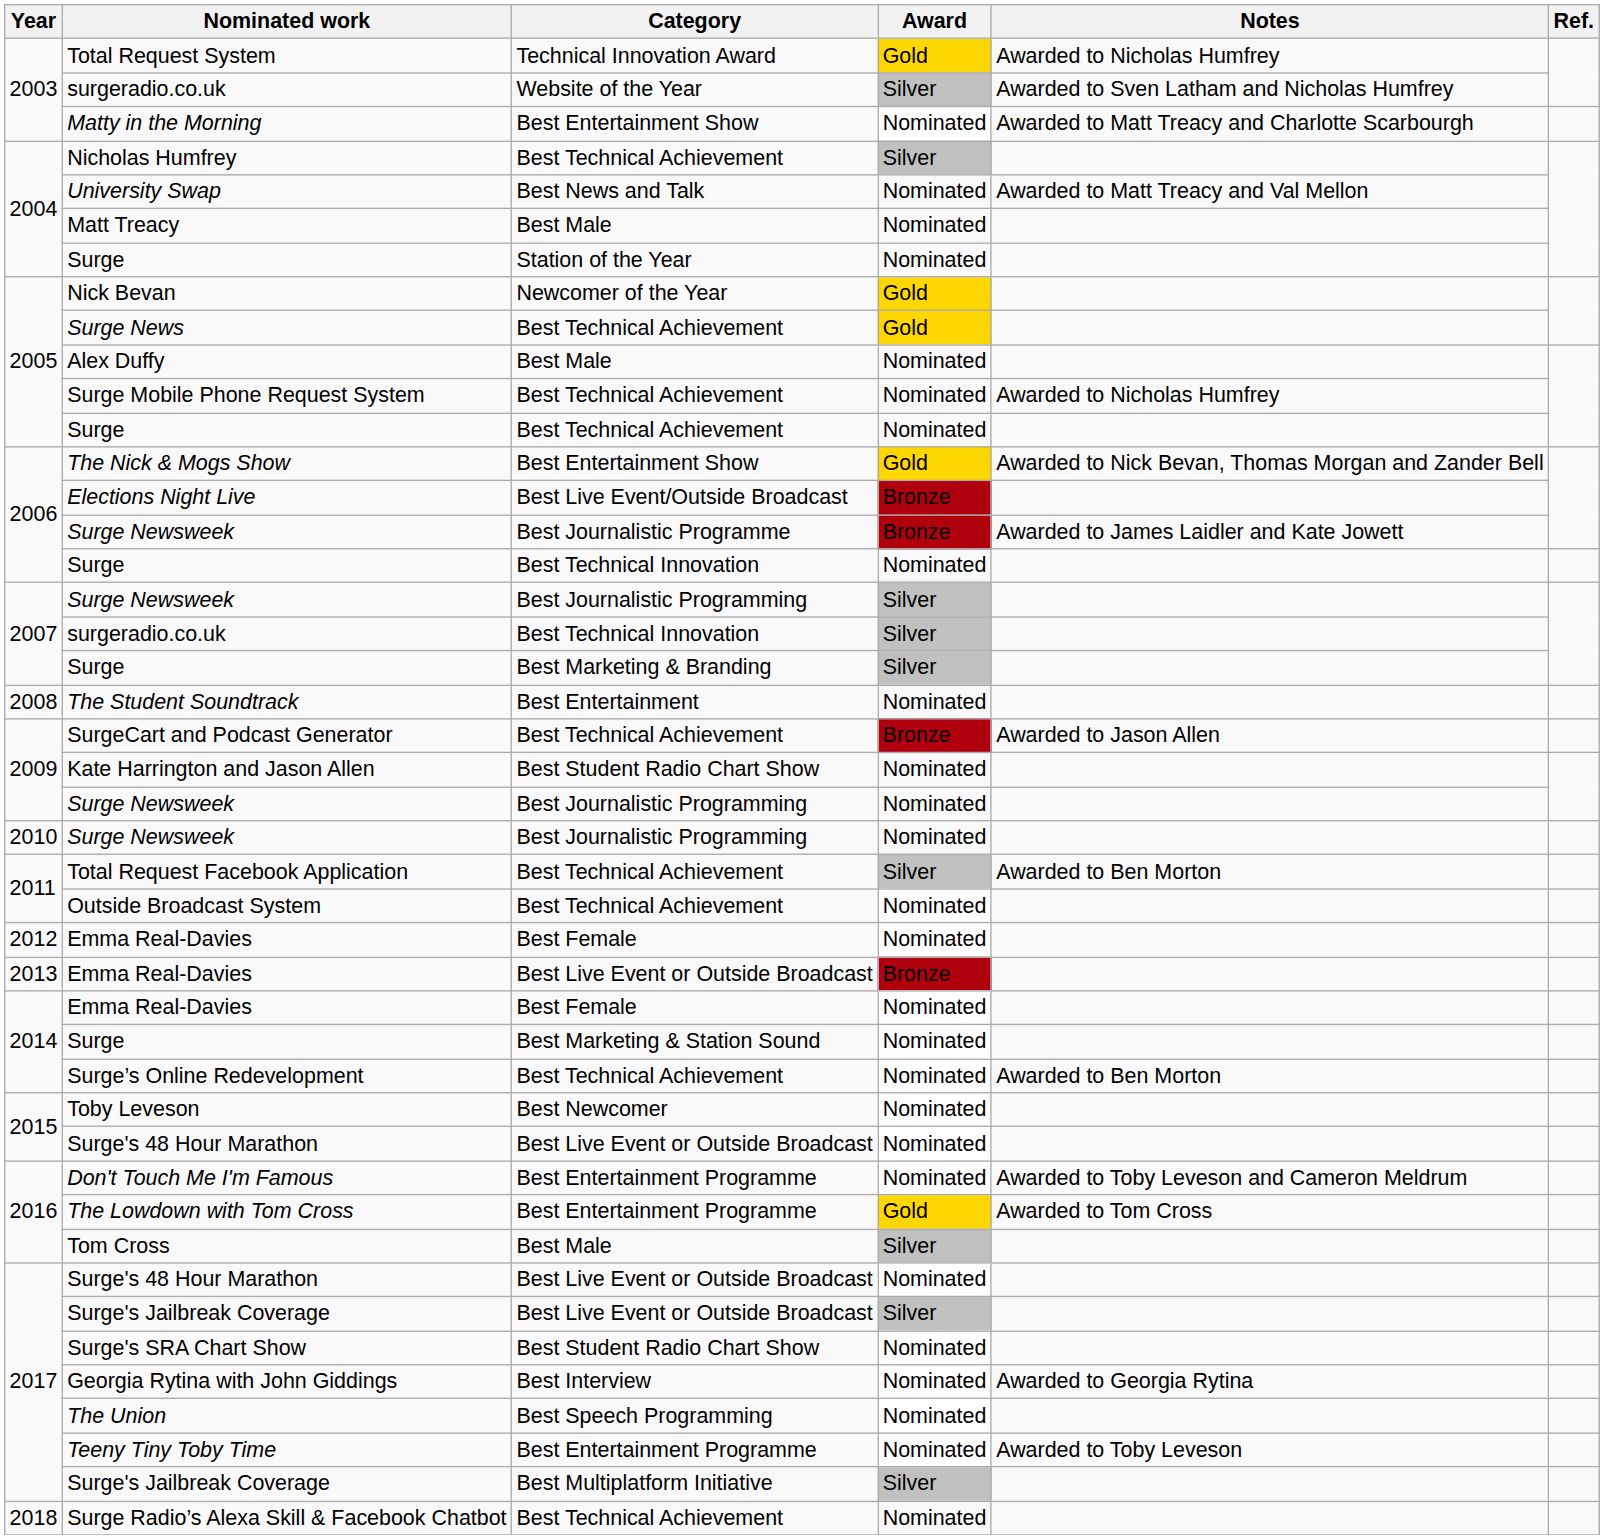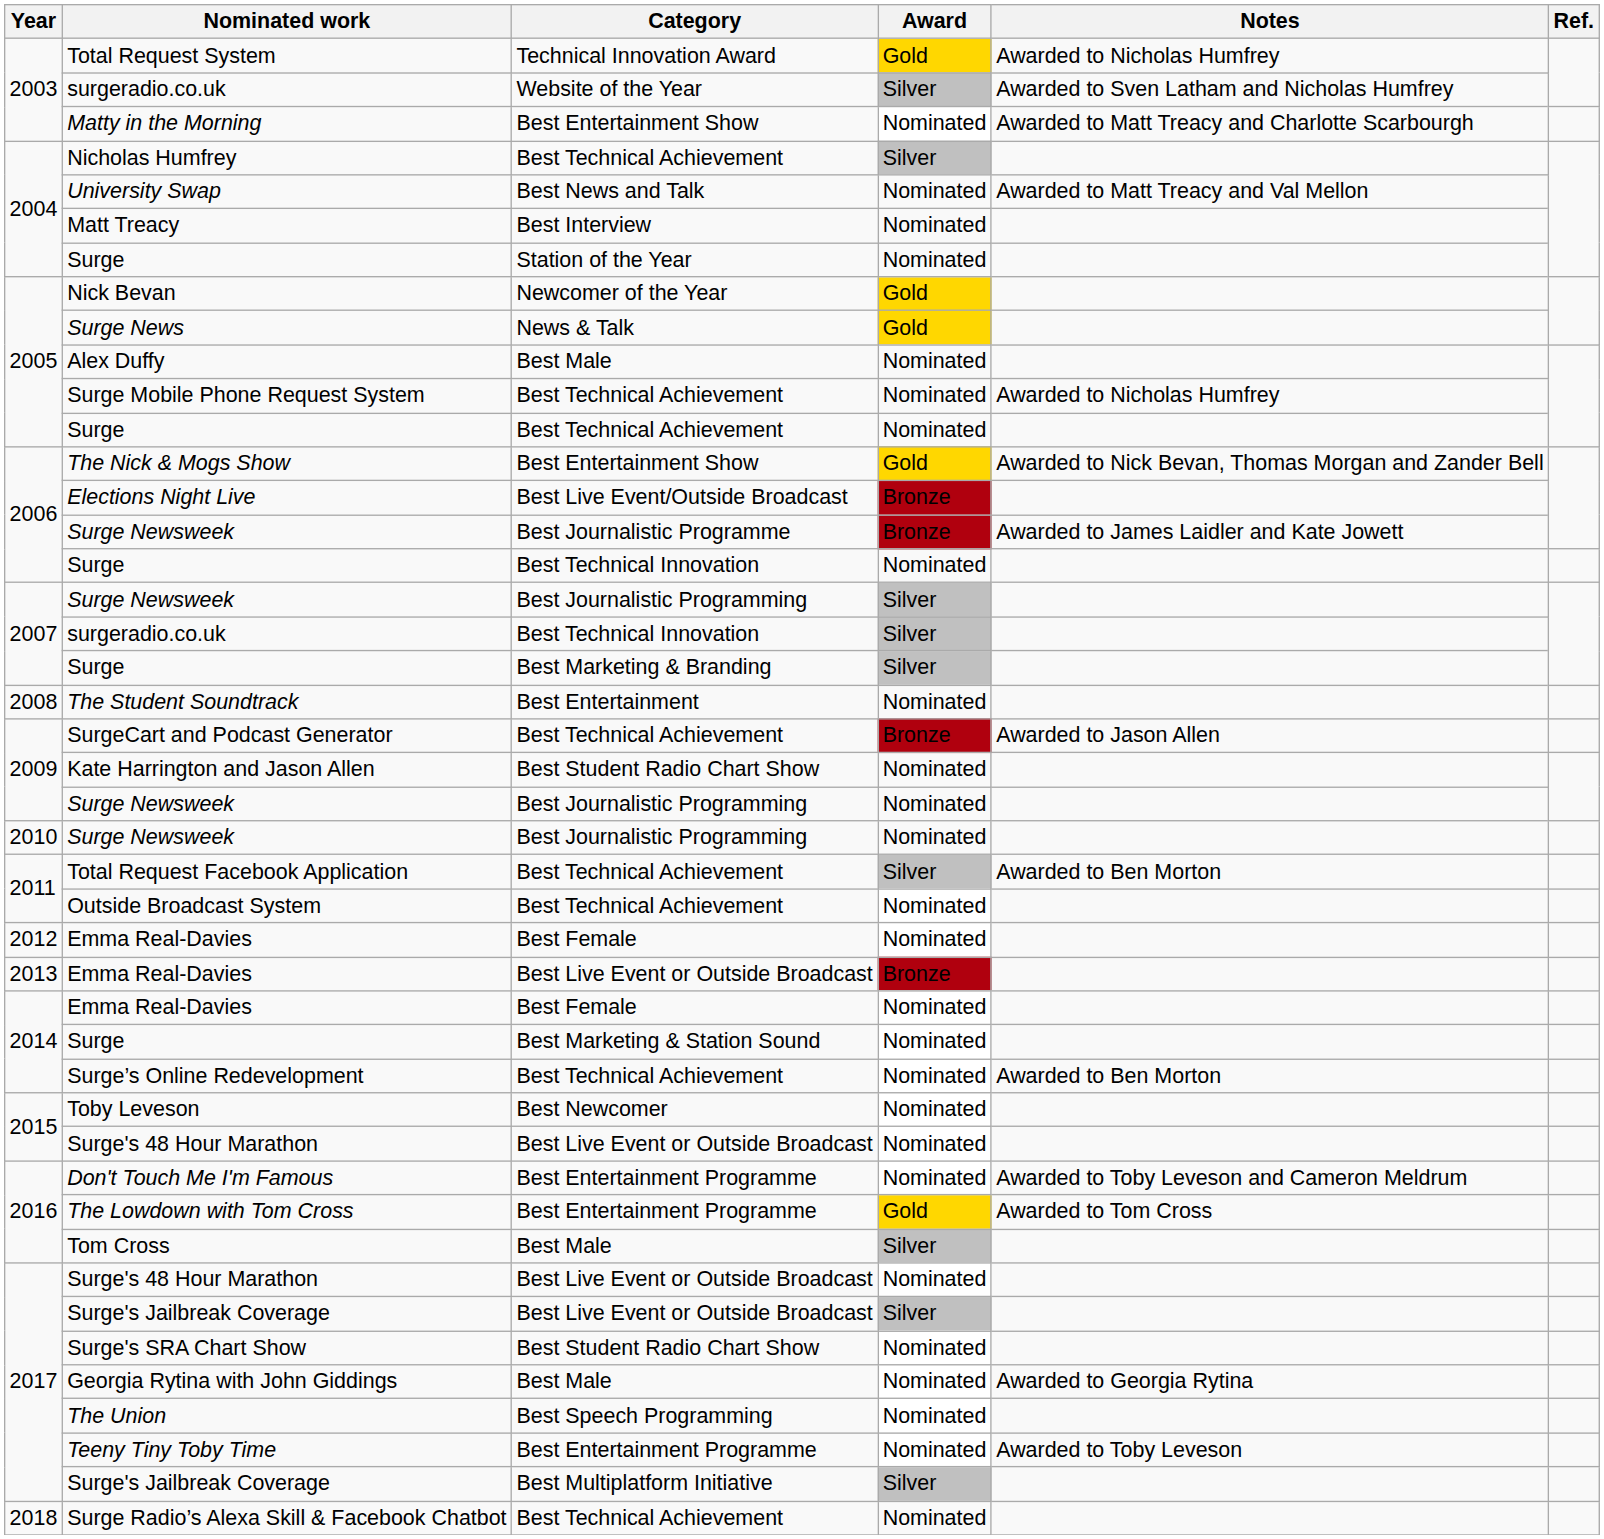(564, 225) Best Male -> (584, 225) Best Interview
(650, 327) Best Technical Achievement -> (575, 327) News & Talk
(584, 1381) Best Interview -> (564, 1381) Best Male
